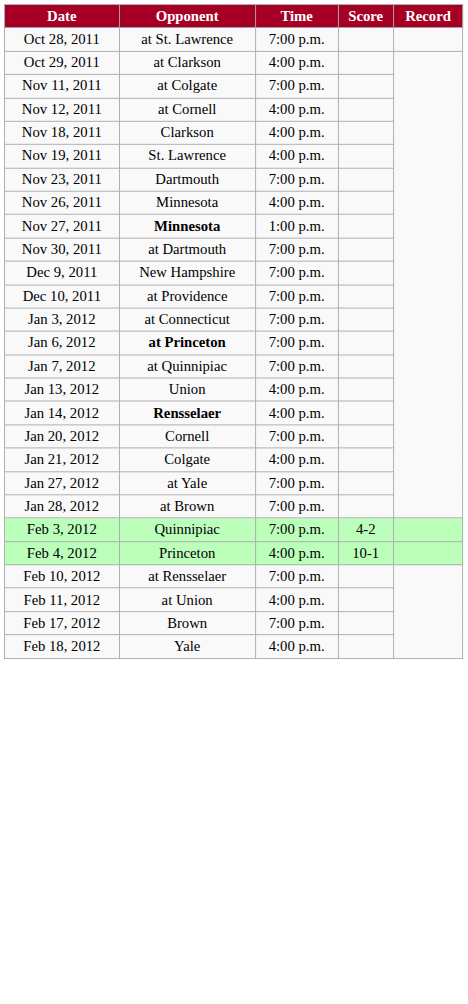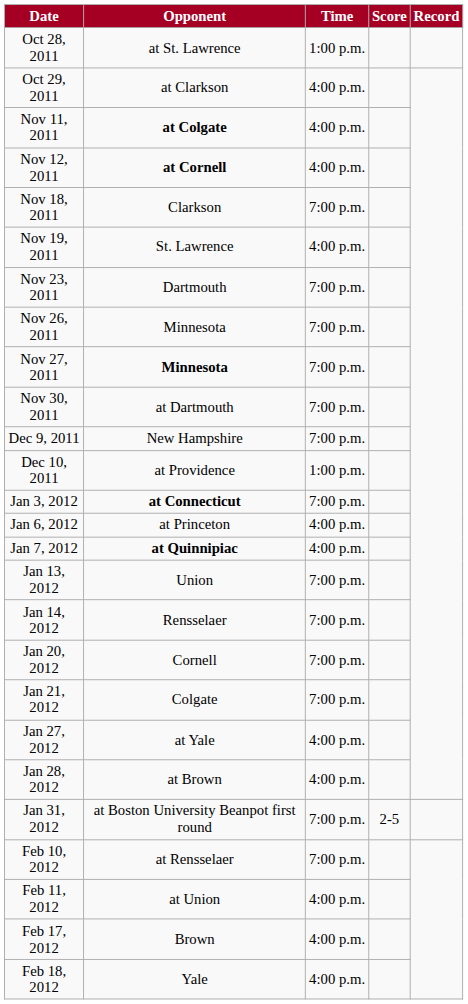(297, 39) 7:00 p.m. -> (337, 47) 1:00 p.m.
(187, 86) normal -> (195, 127) bold
(297, 86) 7:00 p.m. -> (337, 127) 4:00 p.m.
(187, 109) normal -> (195, 167) bold
(297, 132) 4:00 p.m. -> (337, 207) 7:00 p.m.
(297, 202) 4:00 p.m. -> (337, 327) 7:00 p.m.
(297, 226) 1:00 p.m. -> (337, 367) 7:00 p.m.
(297, 296) 7:00 p.m. -> (337, 470) 1:00 p.m.
(187, 319) normal -> (195, 501) bold
(187, 343) bold -> (195, 525) normal
(297, 343) 7:00 p.m. -> (337, 525) 4:00 p.m.
(187, 366) normal -> (195, 548) bold
(297, 366) 7:00 p.m. -> (337, 548) 4:00 p.m.
(297, 389) 4:00 p.m. -> (337, 580) 7:00 p.m.
(187, 413) bold -> (195, 620) normal
(297, 413) 4:00 p.m. -> (337, 620) 7:00 p.m.
(297, 459) 4:00 p.m. -> (337, 699) 7:00 p.m.
(297, 483) 7:00 p.m. -> (337, 739) 4:00 p.m.
(297, 506) 7:00 p.m. -> (337, 779) 4:00 p.m.
+ row: (44, 819)
- row: (62, 529)
- row: (62, 553)
(297, 623) 7:00 p.m. -> (337, 939) 4:00 p.m.
